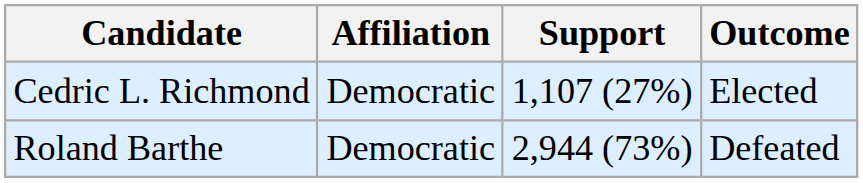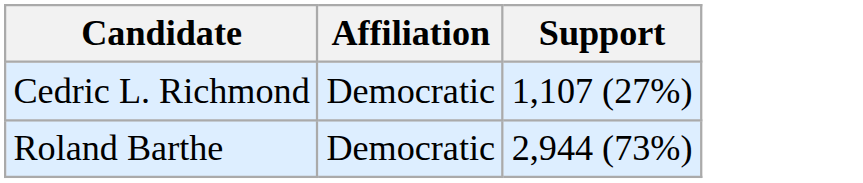- column: (779, 33)
